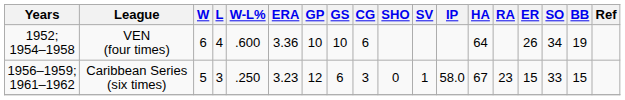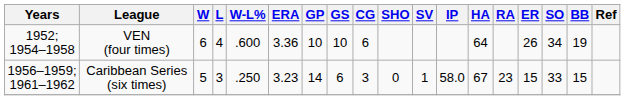(315, 77) 12 -> (315, 77) 14
